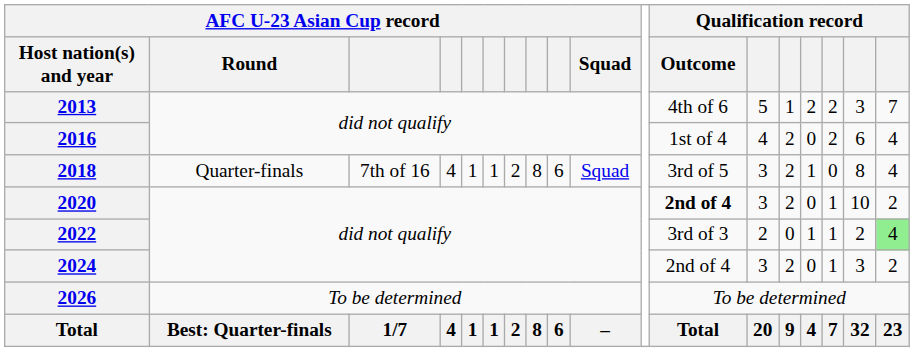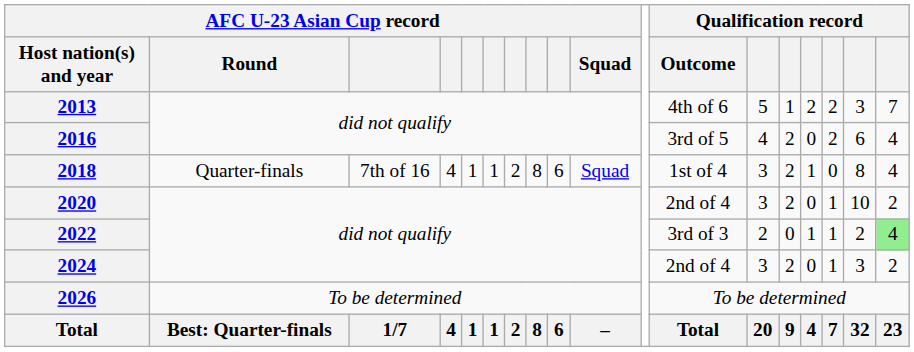(698, 139) 1st of 4 -> (698, 139) 3rd of 5
(698, 170) 3rd of 5 -> (698, 170) 1st of 4
(698, 202) bold -> (698, 202) normal
